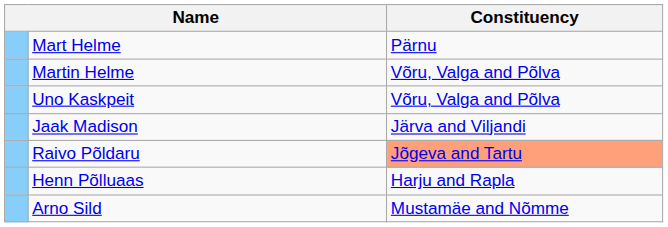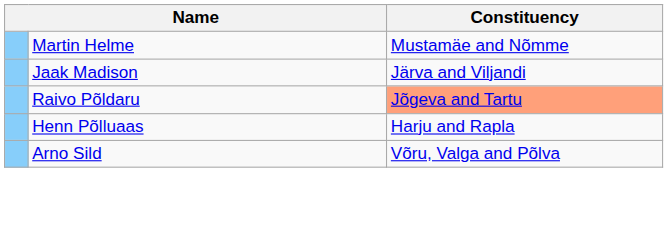- row: (76, 45)
(475, 72) Võru, Valga and Põlva -> (480, 45) Mustamäe and Nõmme
- row: (83, 99)
(480, 208) Mustamäe and Nõmme -> (475, 153) Võru, Valga and Põlva
